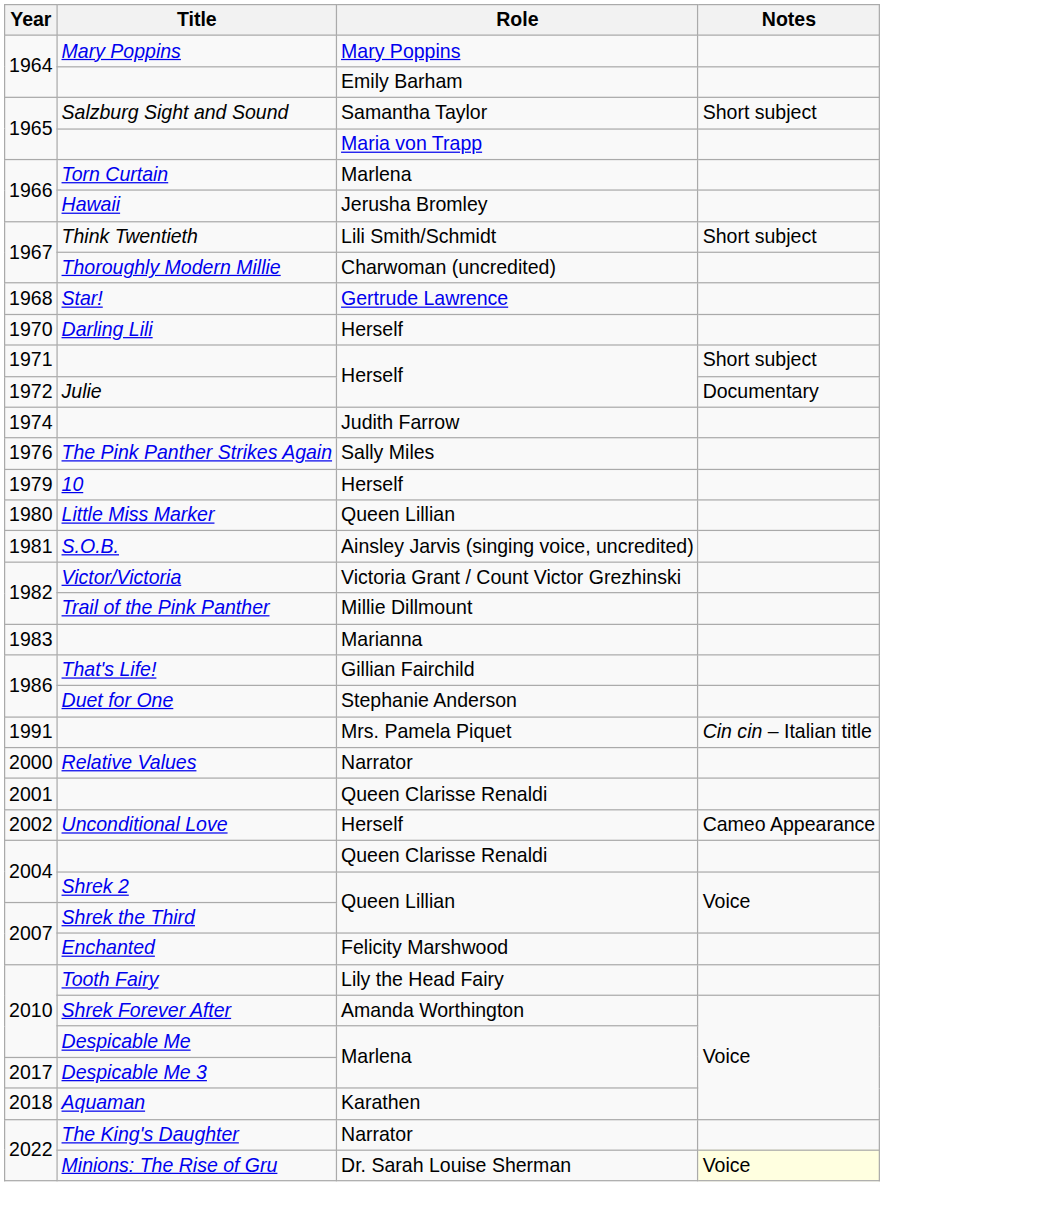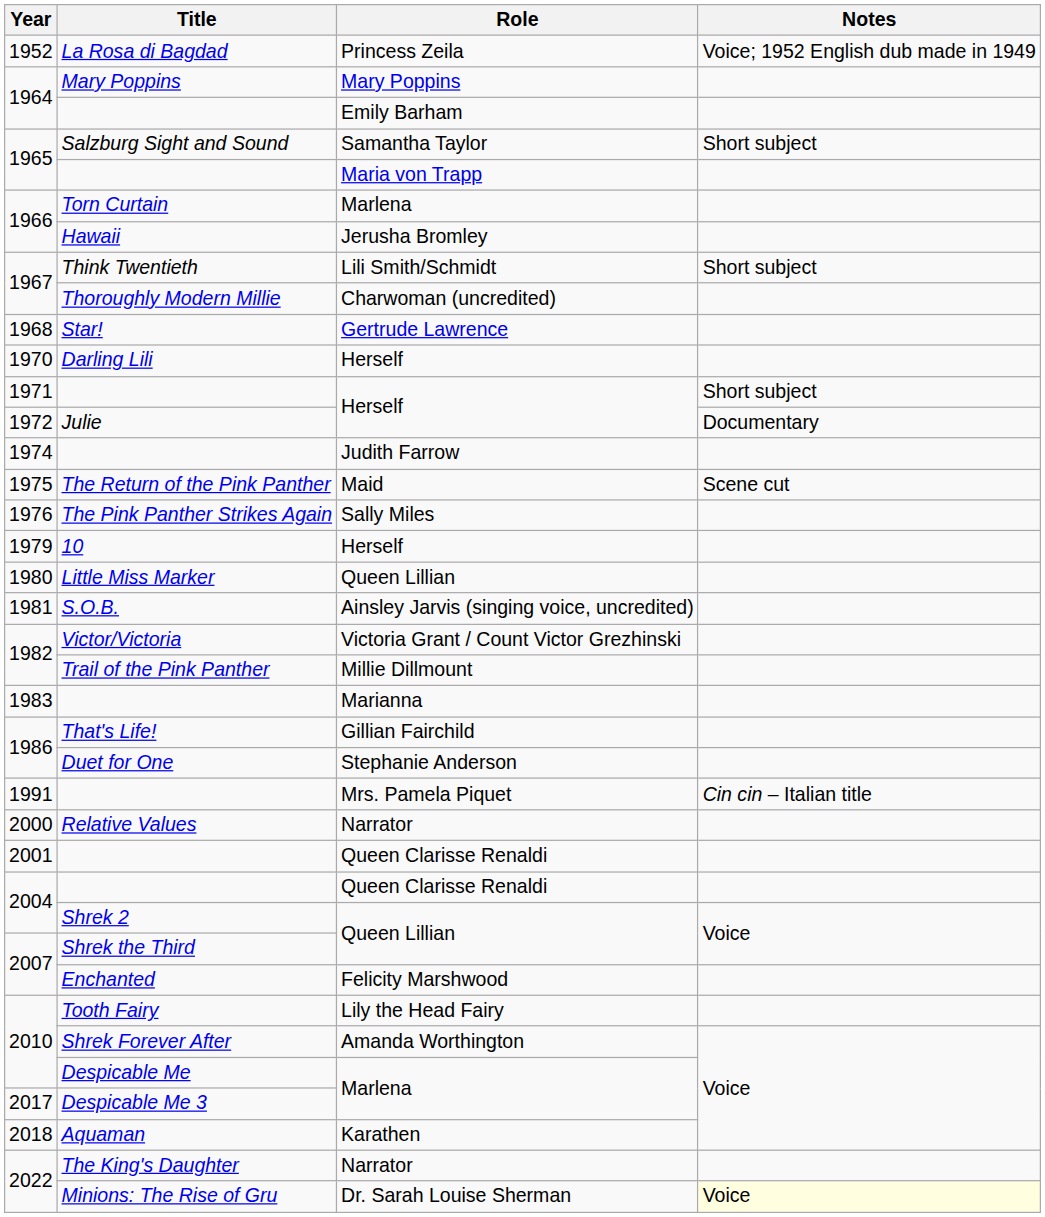+ row: (31, 50)
+ row: (31, 484)
- row: (31, 824)
